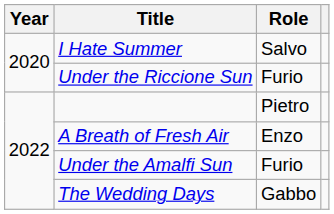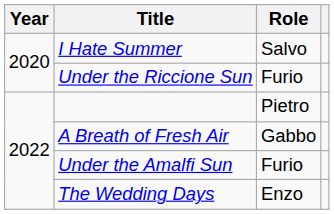(282, 135) Enzo -> (289, 135) Gabbo
(289, 194) Gabbo -> (282, 194) Enzo
